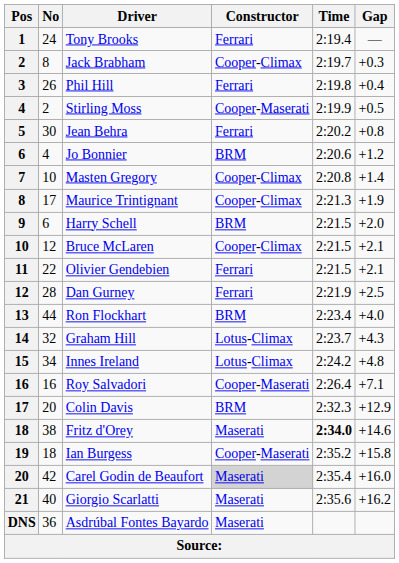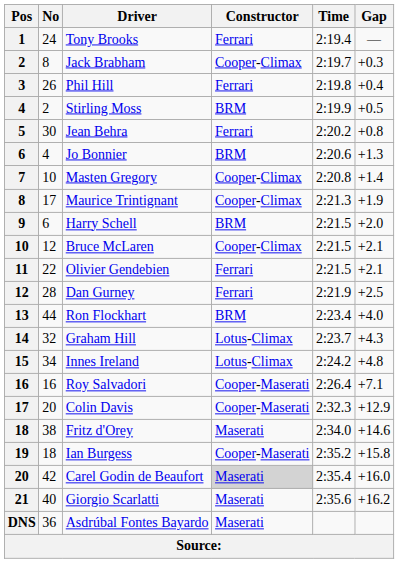(262, 108) Cooper-Maserati -> (231, 108) BRM
(371, 154) +1.2 -> (370, 154) +1.3
(231, 408) BRM -> (262, 408) Cooper-Maserati
(334, 431) bold -> (334, 431) normal
